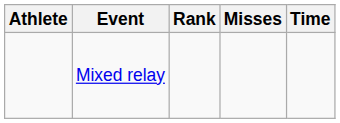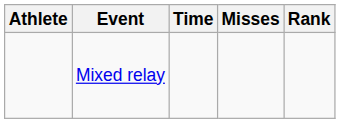columns swapped: (310, 19) <-> (194, 19)
